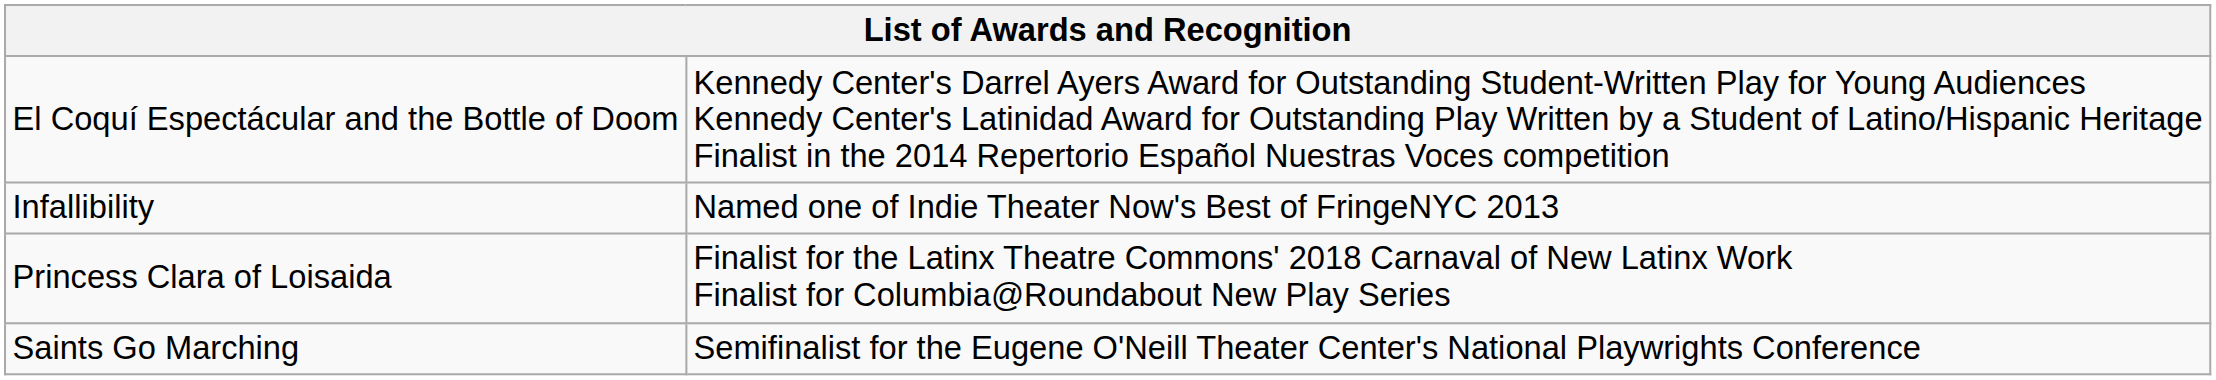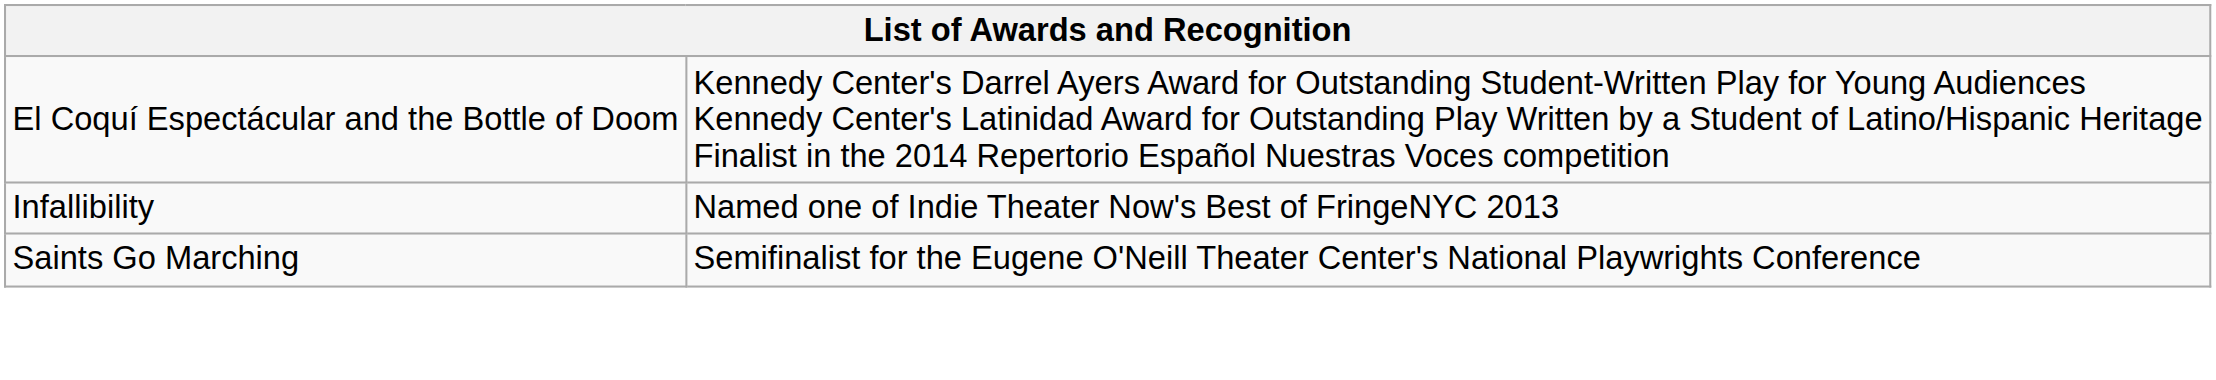- row: (202, 277)
